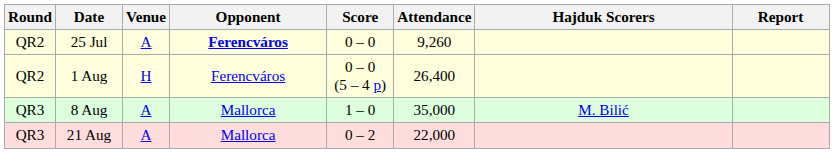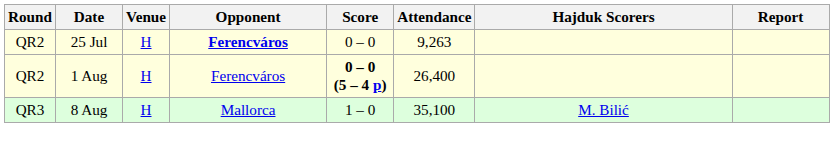(146, 42) A -> (146, 42) H
(434, 42) 9,260 -> (434, 42) 9,263
(360, 76) normal -> (360, 76) bold
(146, 110) A -> (146, 110) H
(434, 110) 35,000 -> (434, 110) 35,100
- row: (89, 135)
